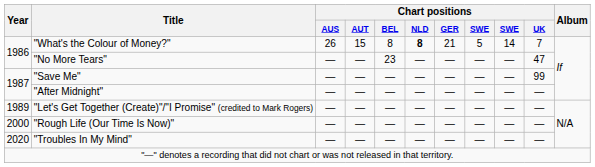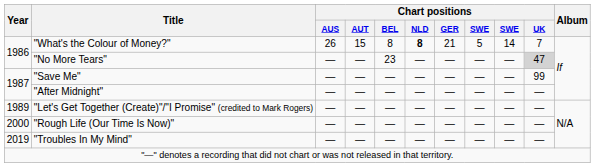(539, 60) no background -> (539, 60) lightgrey background
(18, 140) 2020 -> (18, 140) 2019
